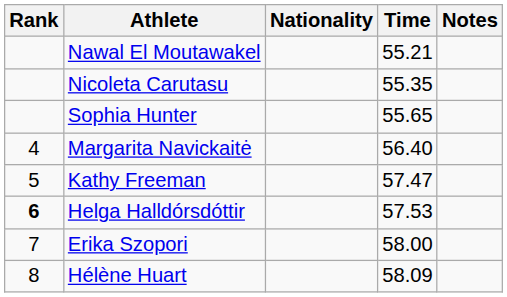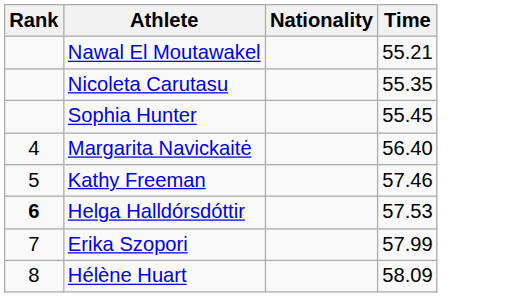- column: (470, 20)
(407, 116) 55.65 -> (407, 116) 55.45
(407, 180) 57.47 -> (407, 180) 57.46
(407, 244) 58.00 -> (407, 244) 57.99
